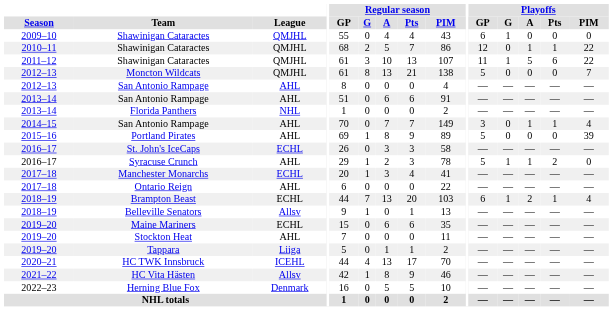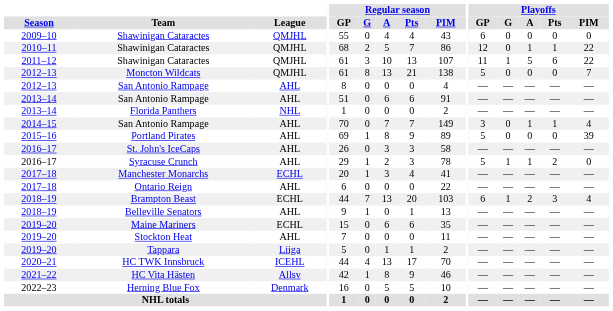(508, 35) 1 -> (508, 35) 0
(290, 149) ECHL -> (290, 149) AHL
(555, 199) 1 -> (555, 199) 3
(290, 212) Allsv -> (290, 212) AHL
